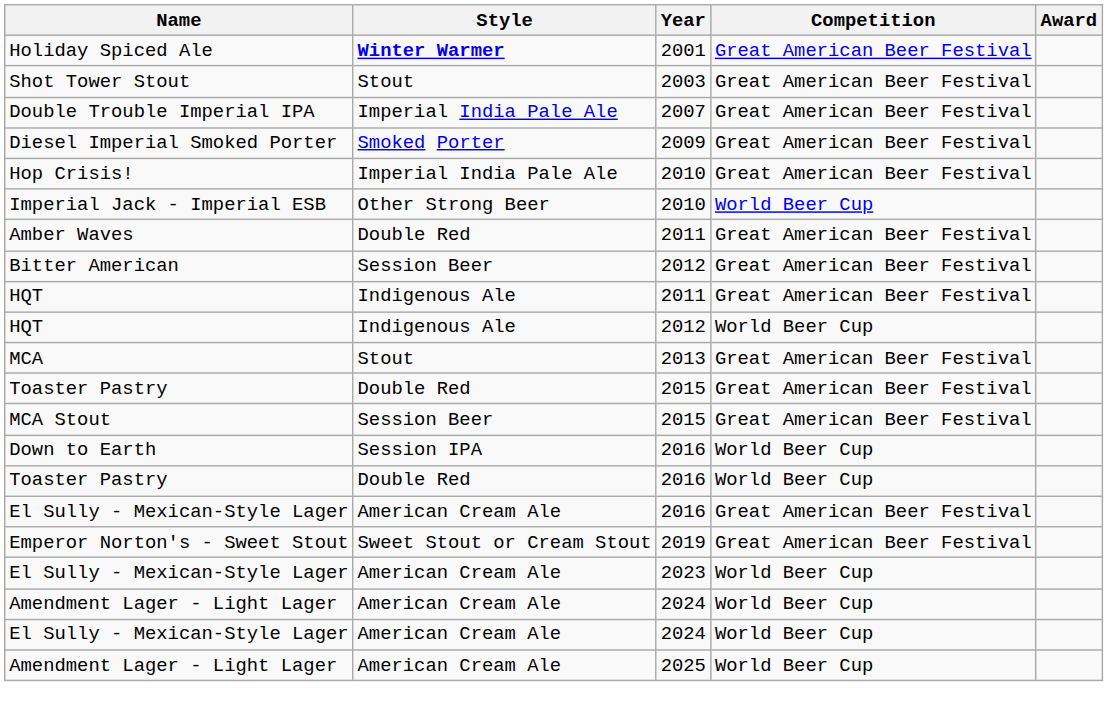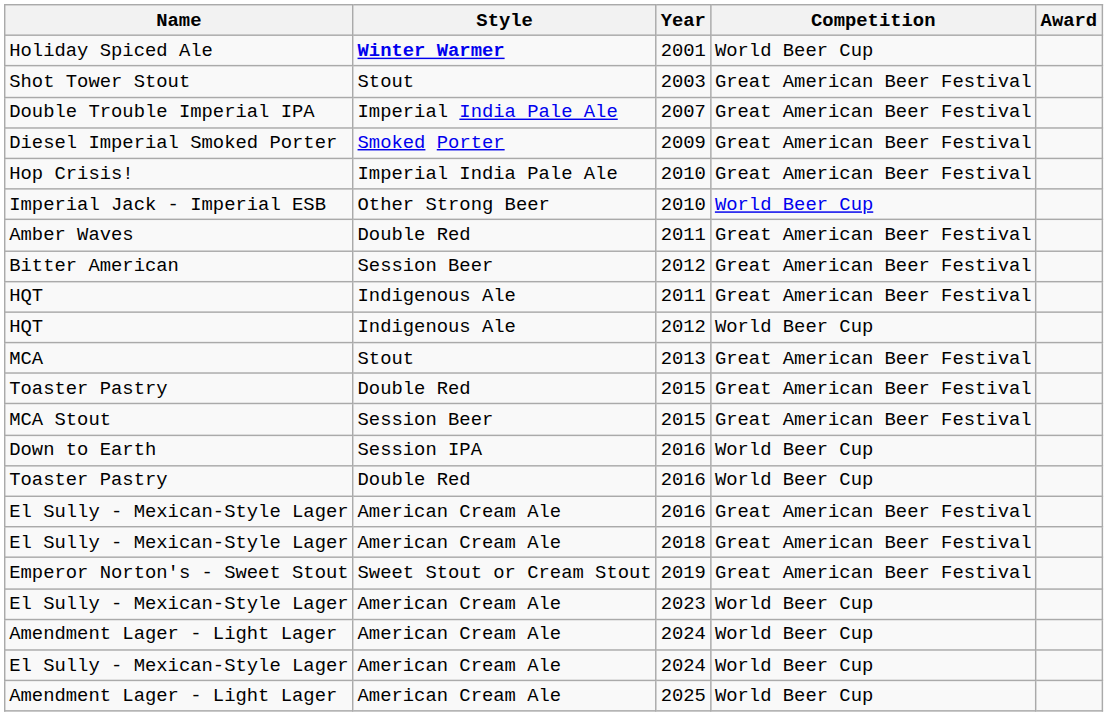(873, 51) Great American Beer Festival -> (794, 51) World Beer Cup
+ row: (179, 542)
